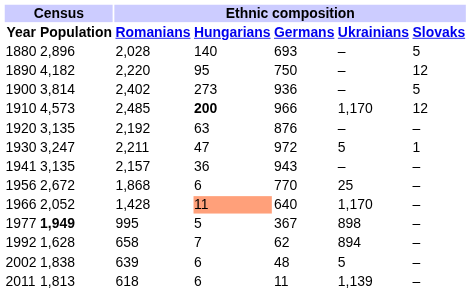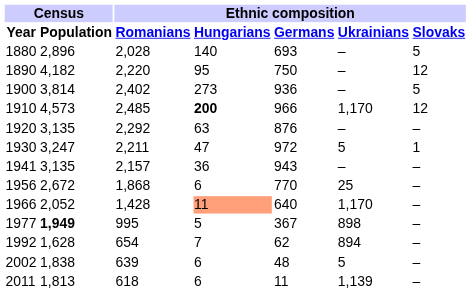(133, 128) 2,192 -> (133, 128) 2,292
(127, 243) 658 -> (127, 243) 654
